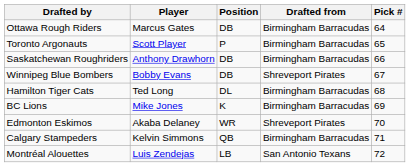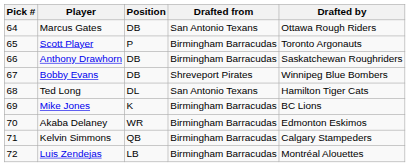columns swapped: (388, 12) <-> (67, 12)
(316, 28) Birmingham Barracudas -> (214, 28) San Antonio Texans
(316, 91) Birmingham Barracudas -> (214, 91) San Antonio Texans
(304, 122) Shreveport Pirates -> (223, 122) Birmingham Barracudas
(307, 153) San Antonio Texans -> (223, 153) Birmingham Barracudas
